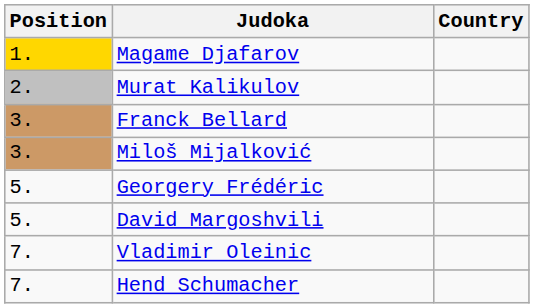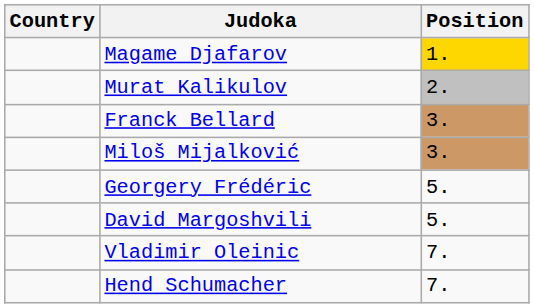columns swapped: (58, 21) <-> (481, 21)
